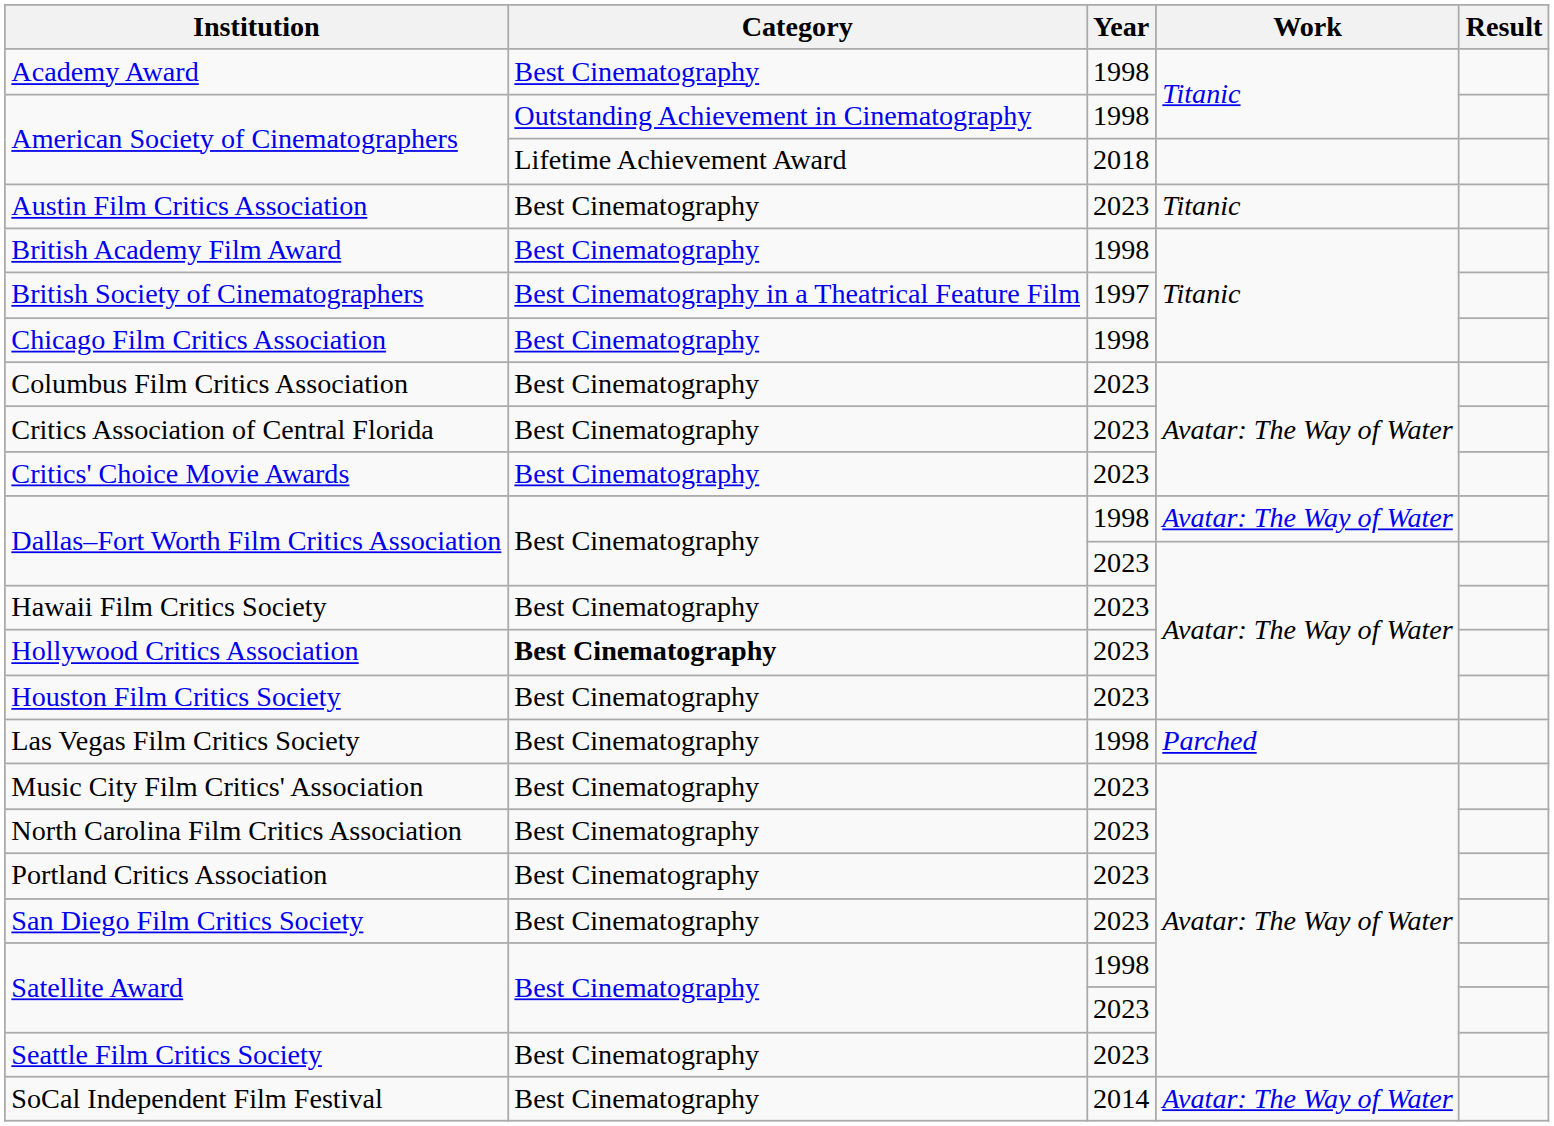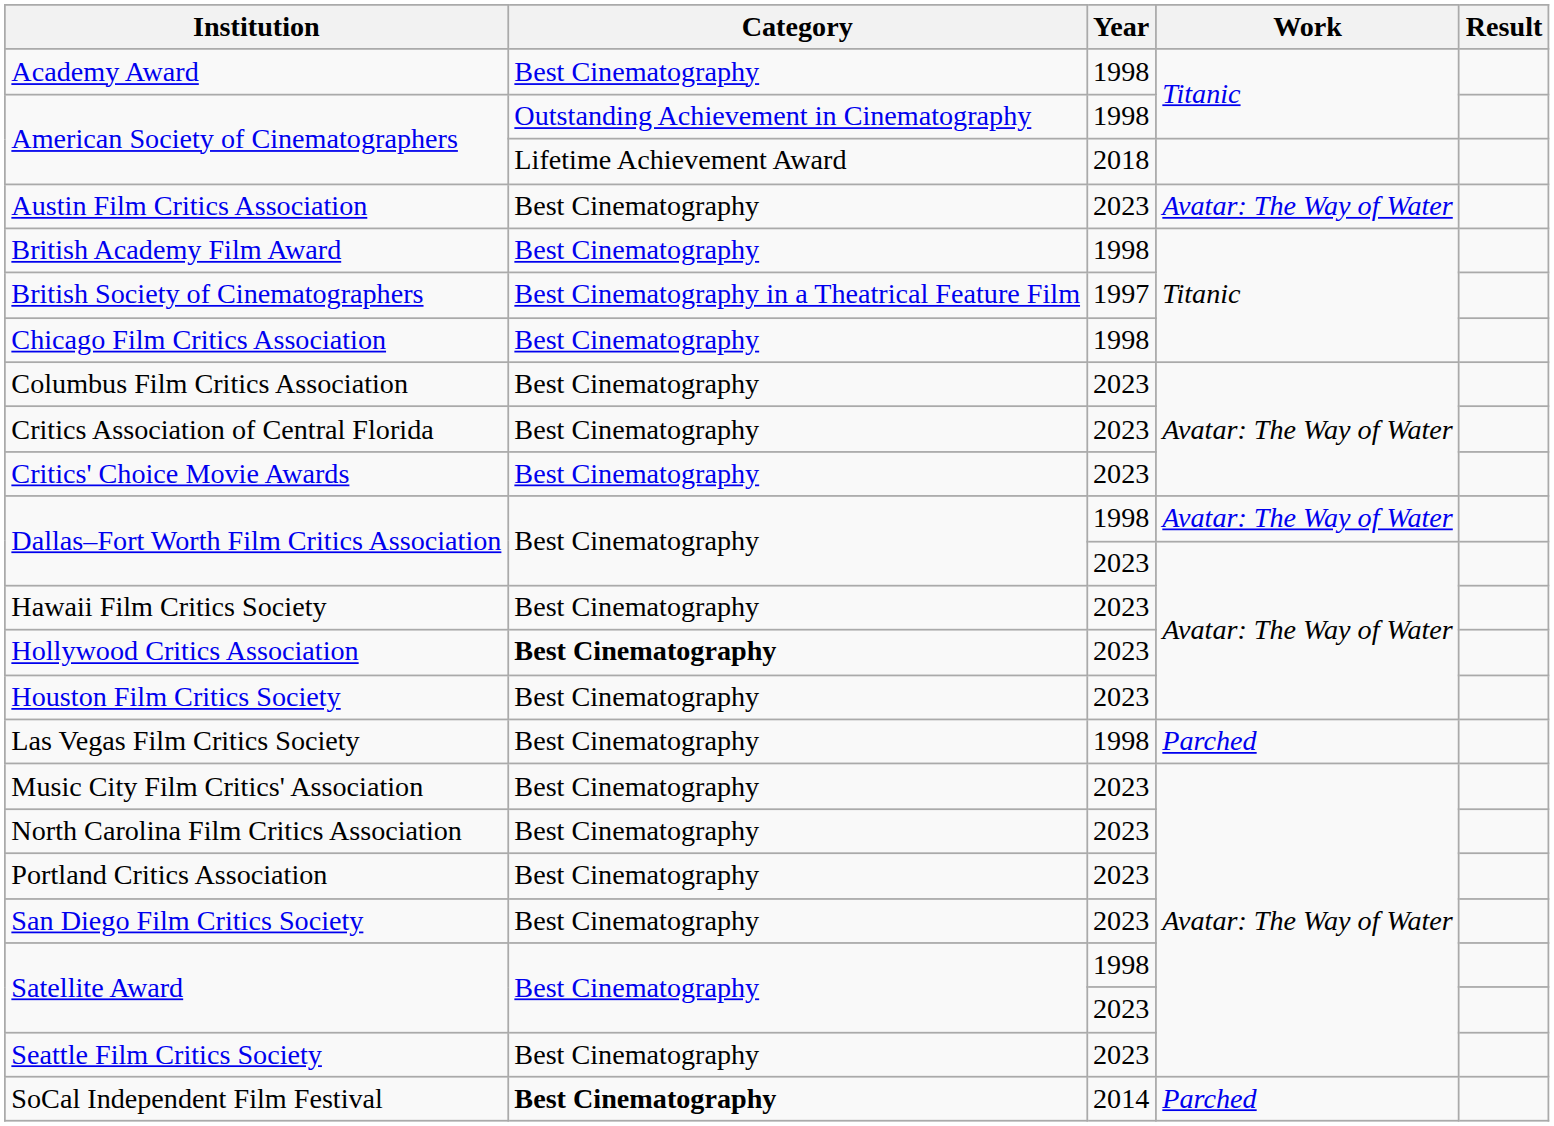(1201, 205) Titanic -> (1308, 205) Avatar: The Way of Water
(637, 1098) normal -> (645, 1098) bold
(1308, 1098) Avatar: The Way of Water -> (1210, 1098) Parched
